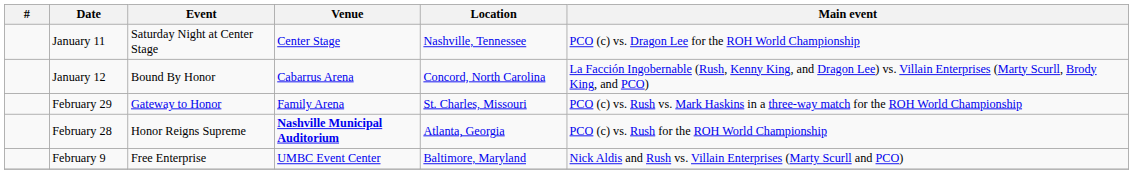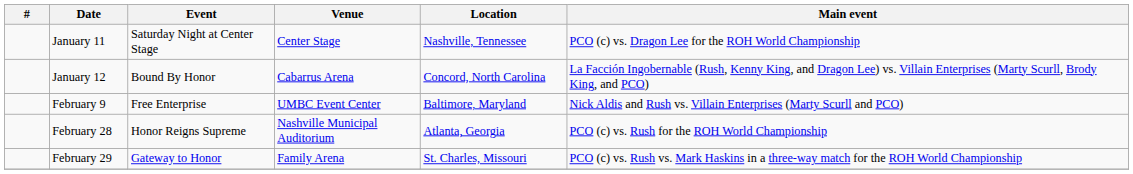rows swapped: (79, 158) <-> (82, 103)
(330, 130) bold -> (327, 130) normal
